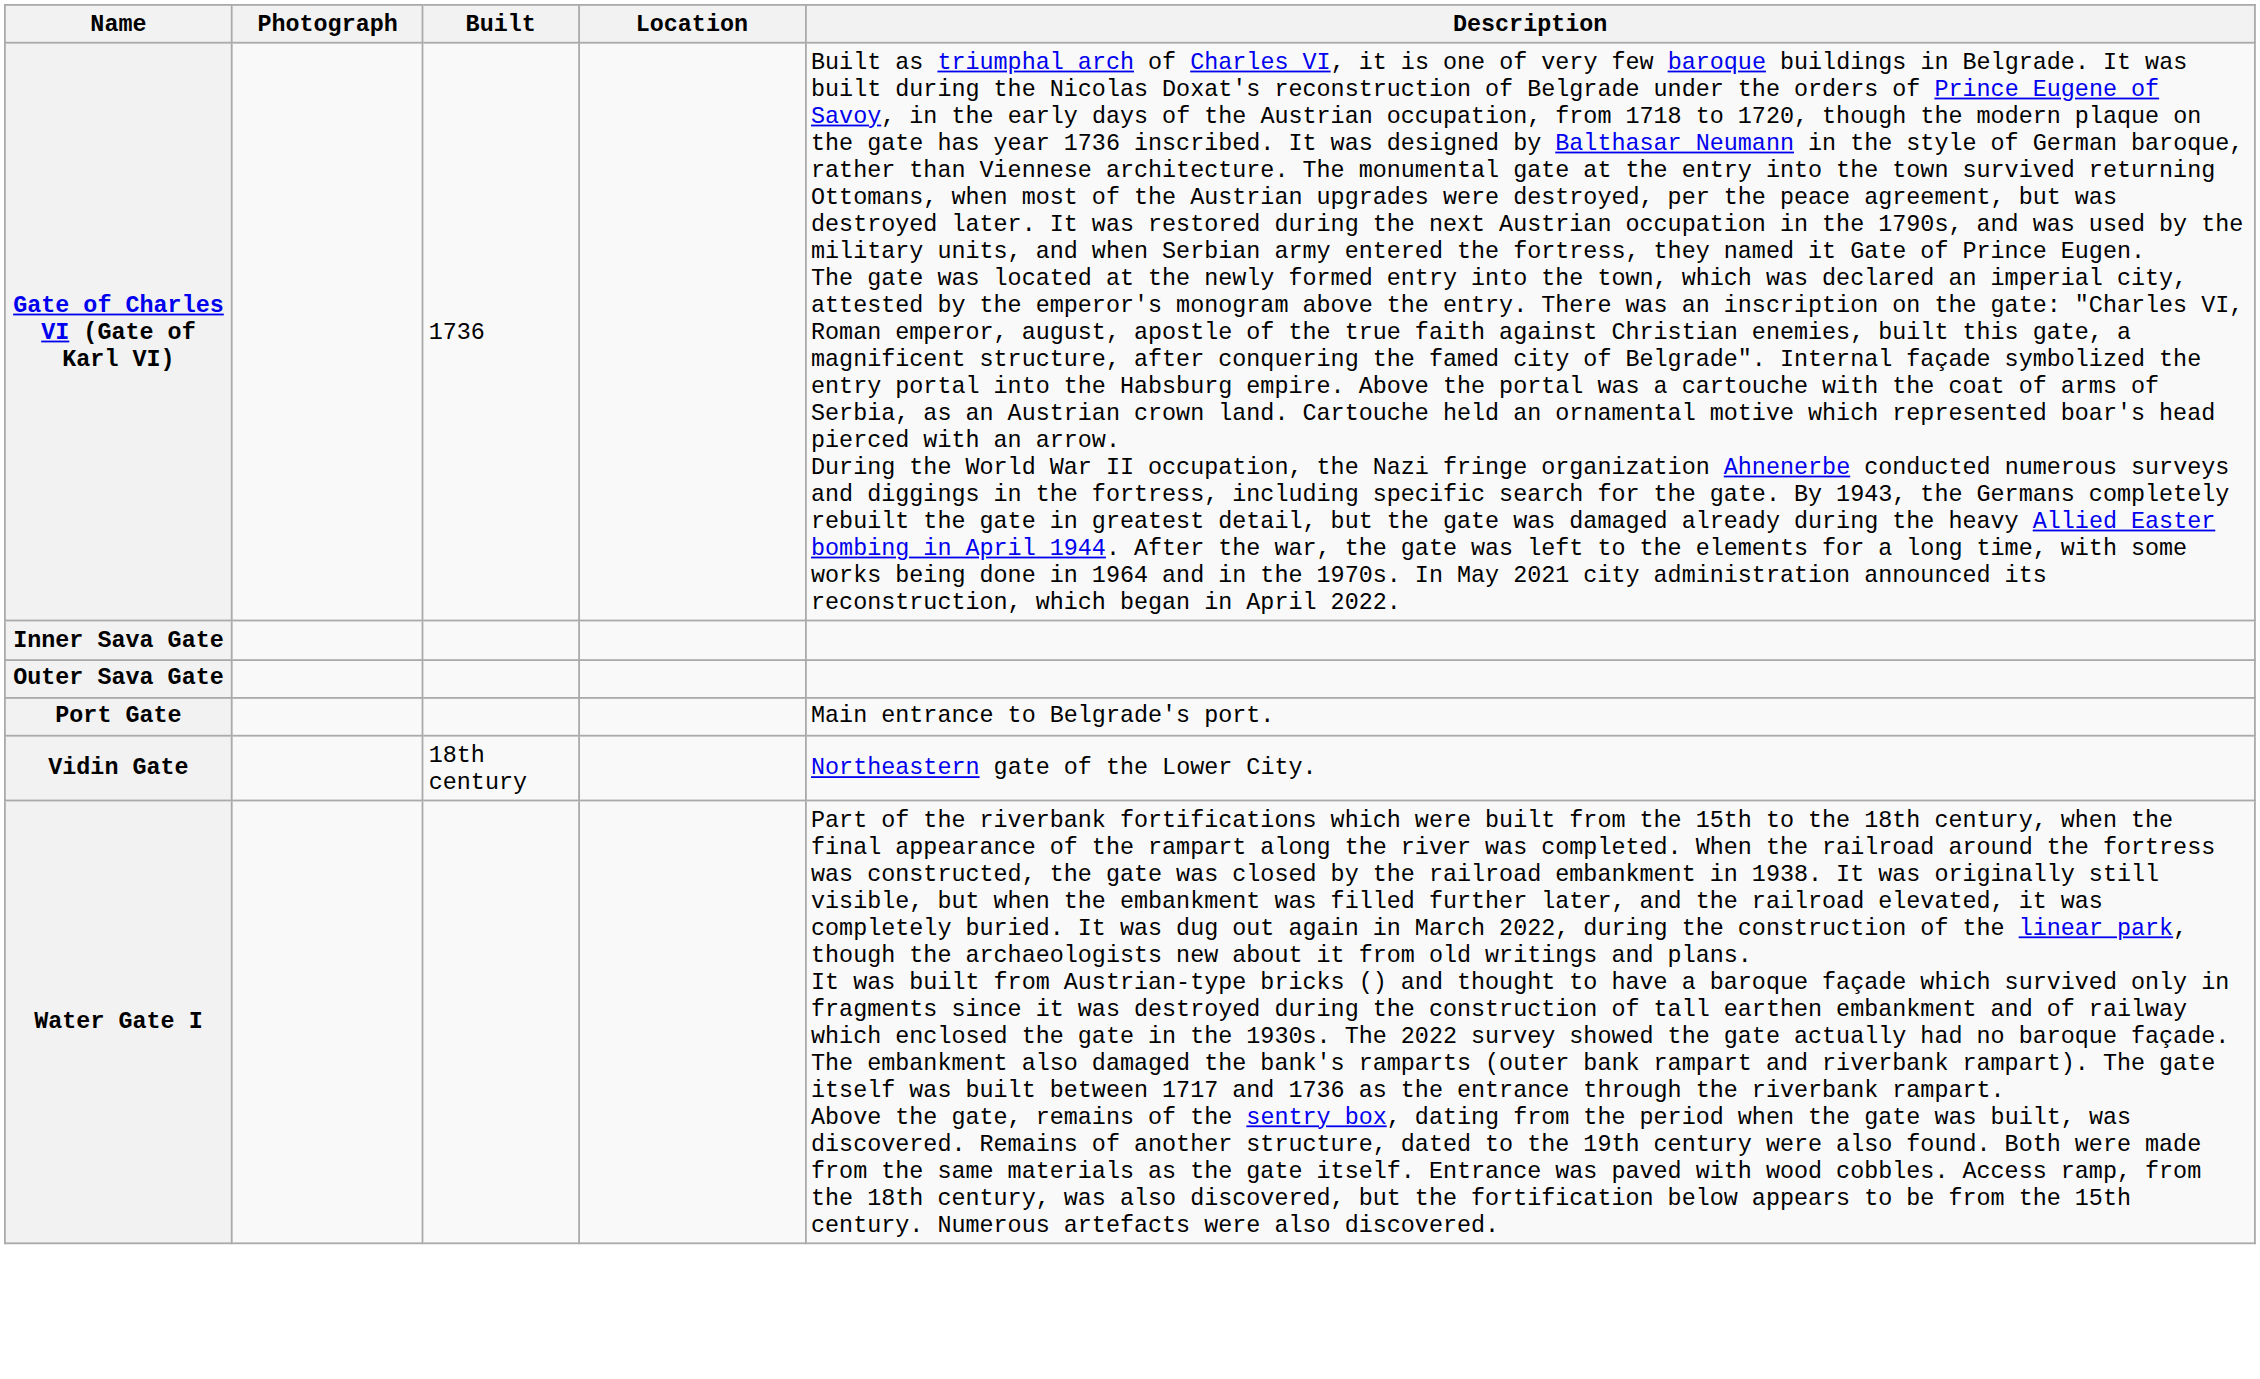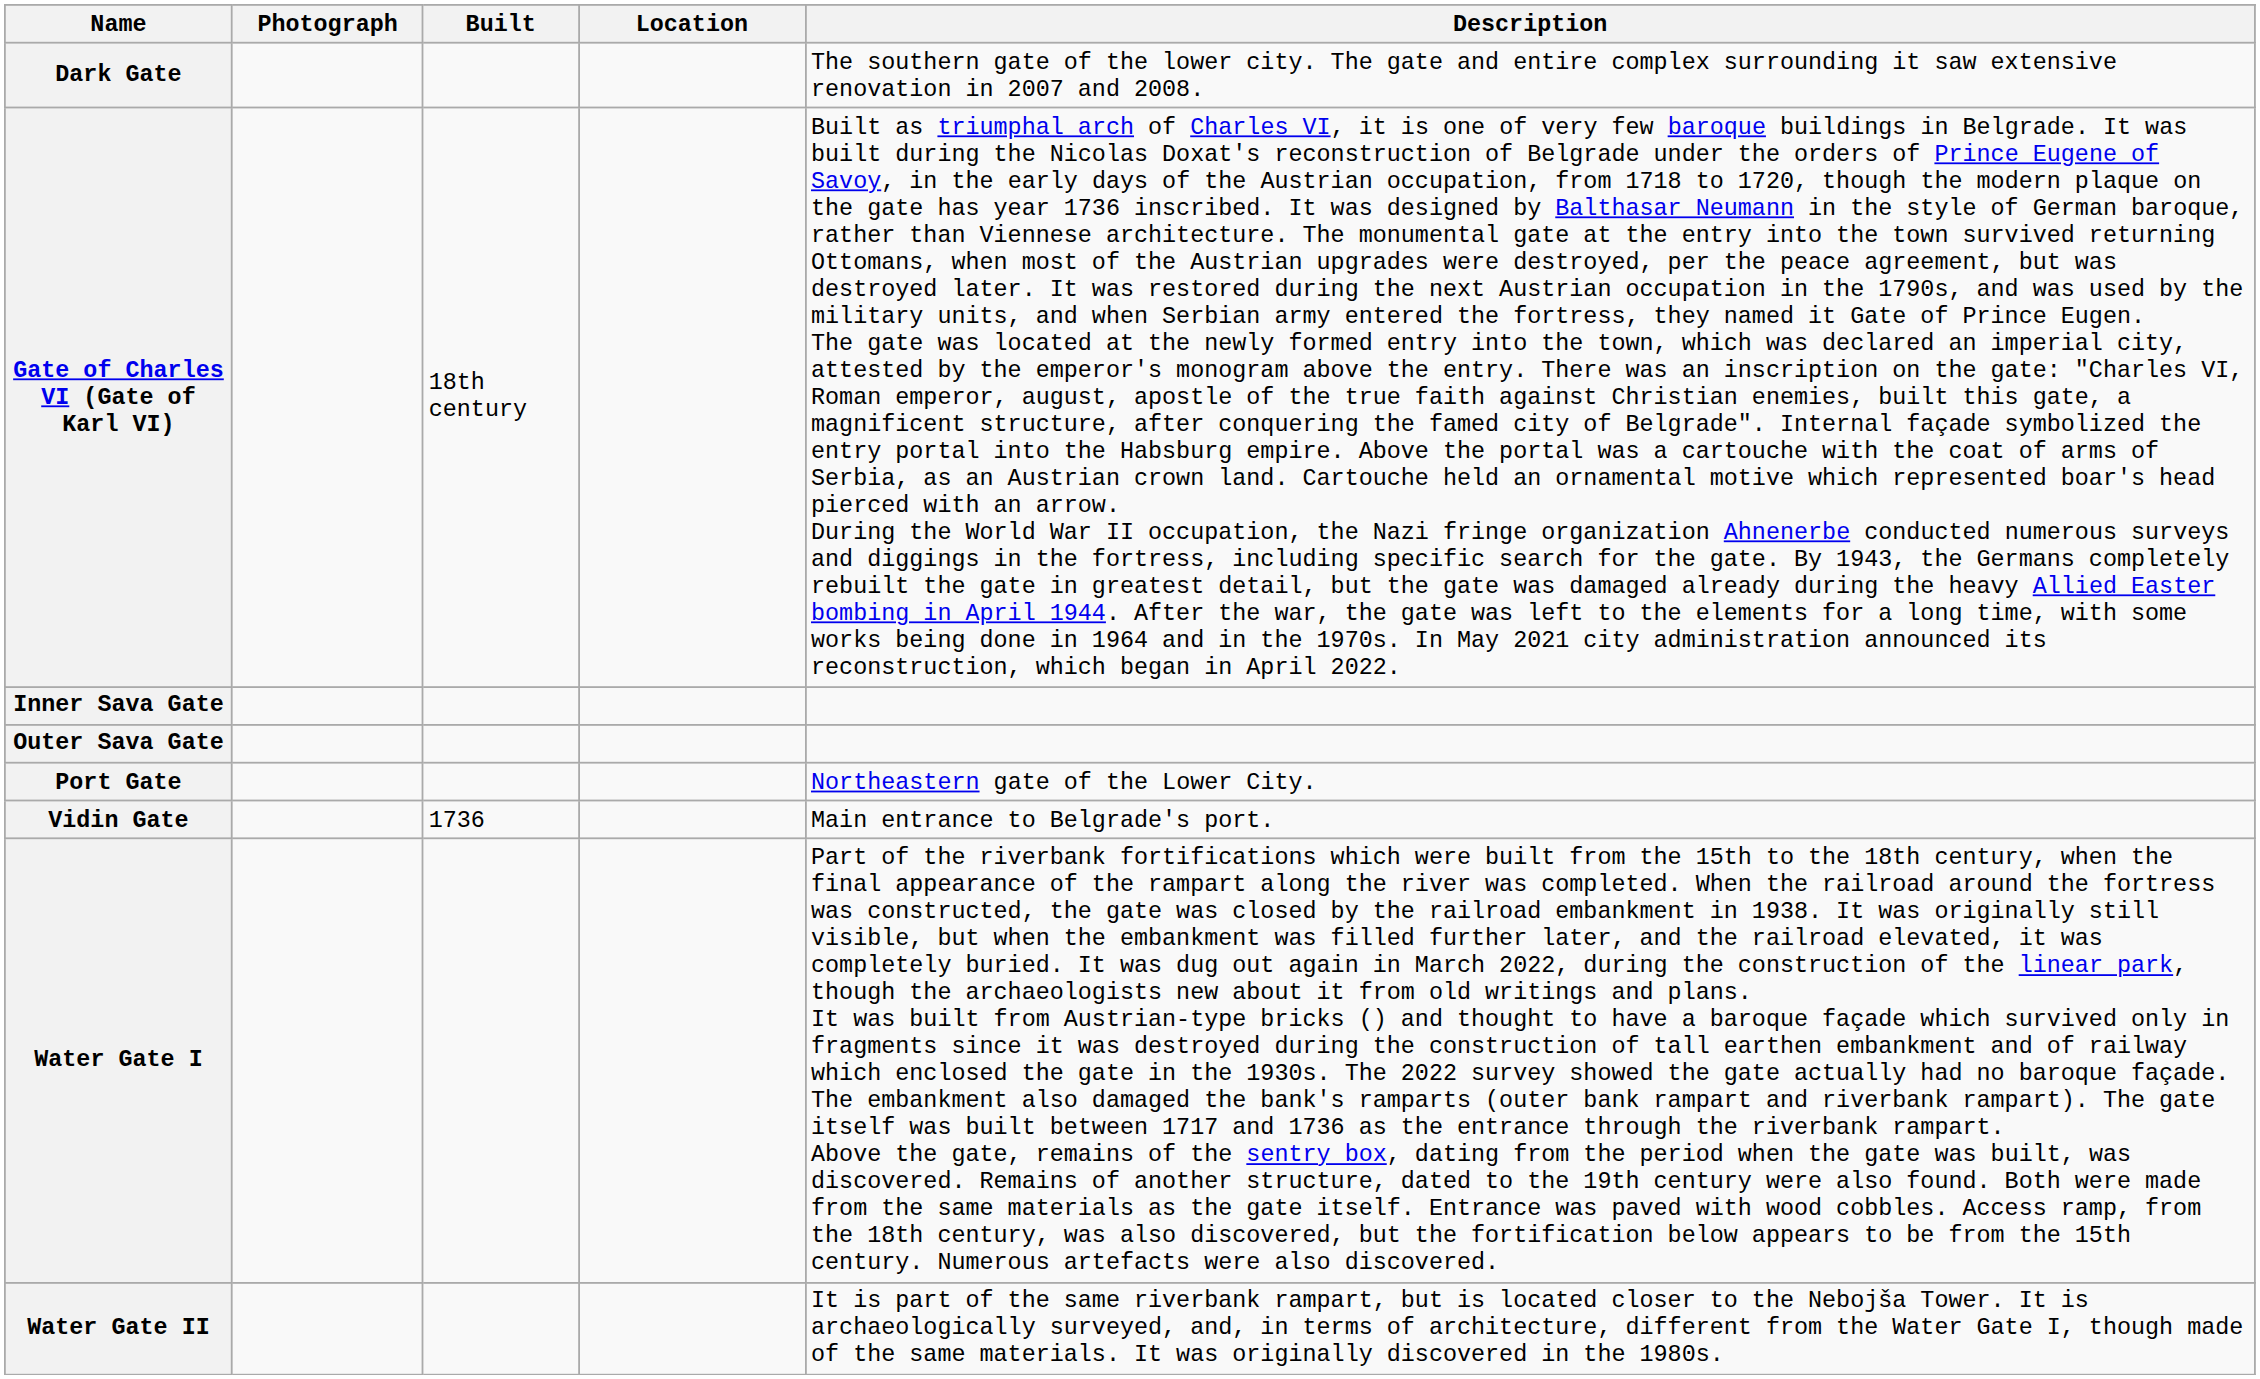+ row: (118, 76)
(457, 332) 1736 -> (478, 397) 18th century
(1043, 717) Main entrance to Belgrade's port. -> (1064, 782) Northeastern gate of the Lower City.
(478, 768) 18th century -> (457, 820) 1736
(1064, 768) Northeastern gate of the Lower City. -> (1043, 820) Main entrance to Belgrade's port.
+ row: (118, 1328)
